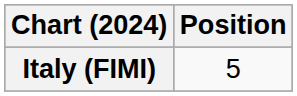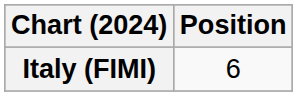(233, 68) 5 -> (233, 68) 6
